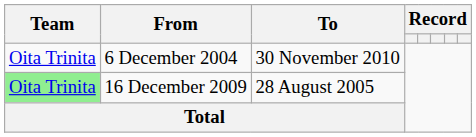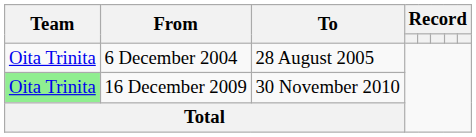(328, 57) 30 November 2010 -> (315, 57) 28 August 2005
(315, 87) 28 August 2005 -> (328, 87) 30 November 2010
